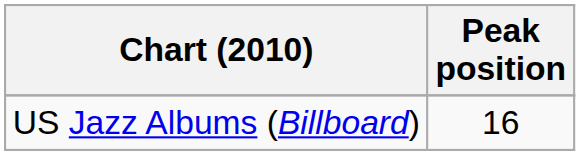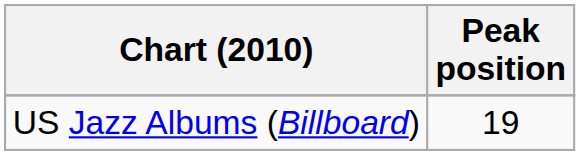(501, 122) 16 -> (501, 122) 19
